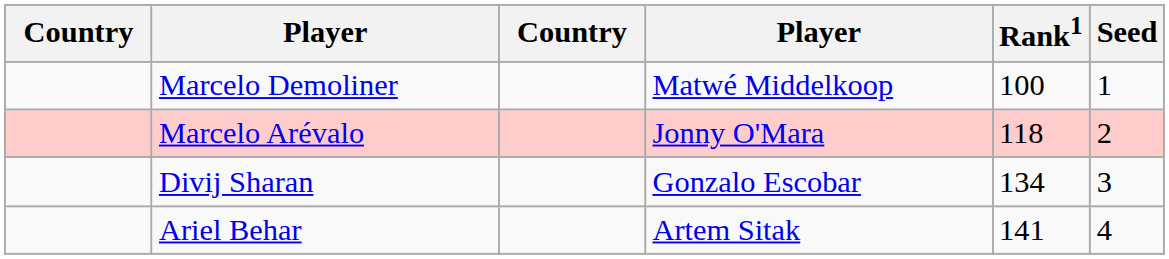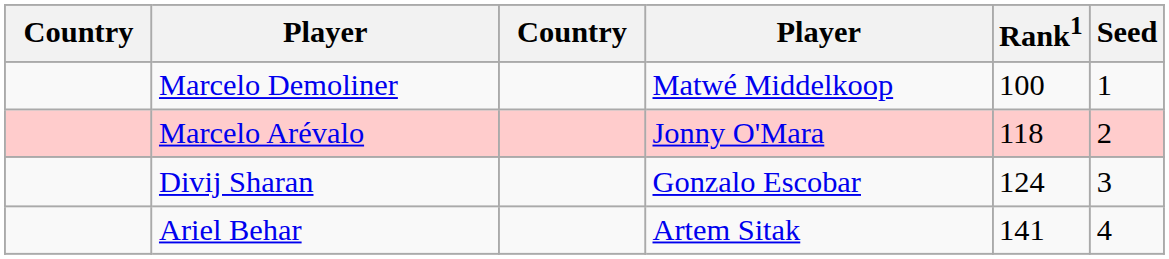(1022, 181) 134 -> (1022, 181) 124
